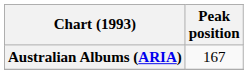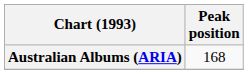(214, 57) 167 -> (214, 57) 168
